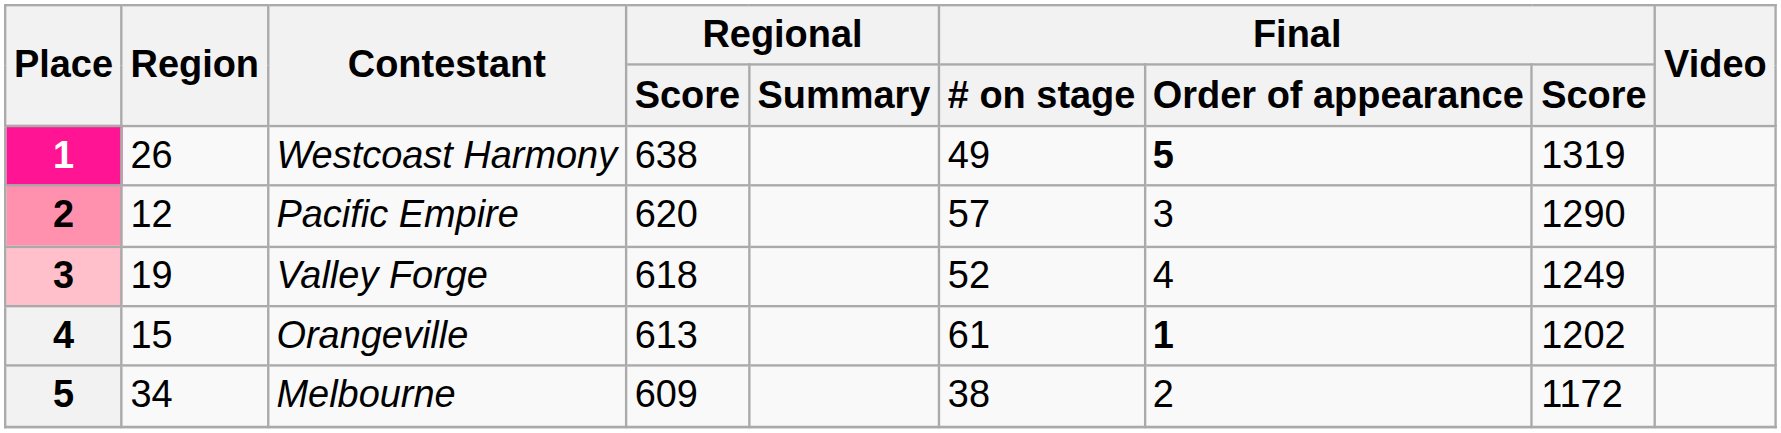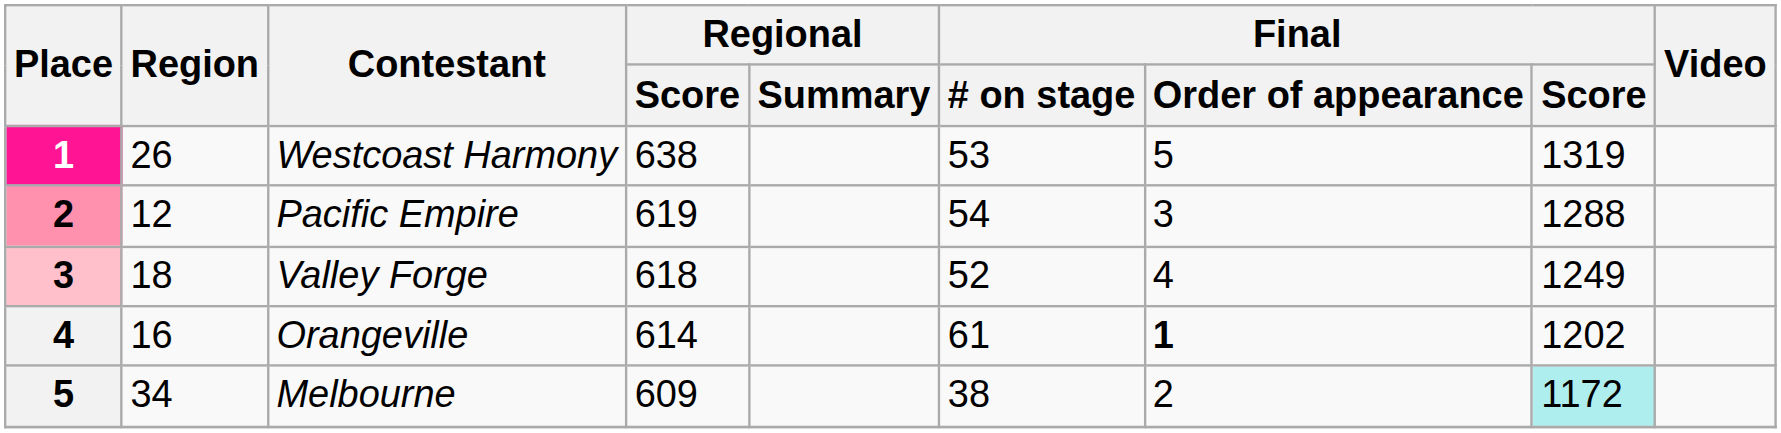(969, 154) 49 -> (969, 154) 53
(1163, 154) bold -> (1163, 154) normal
(666, 214) 620 -> (666, 214) 619
(969, 214) 57 -> (969, 214) 54
(1583, 214) 1290 -> (1583, 214) 1288
(152, 275) 19 -> (152, 275) 18
(152, 335) 15 -> (152, 335) 16
(666, 335) 613 -> (666, 335) 614
(1582, 395) no background -> (1582, 395) paleturquoise background
